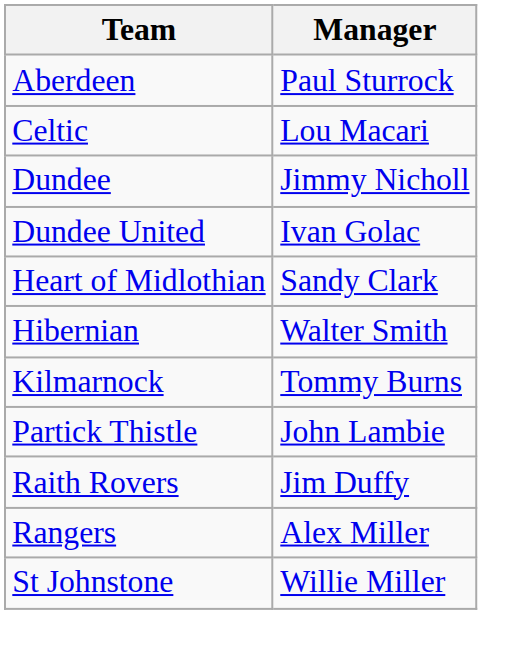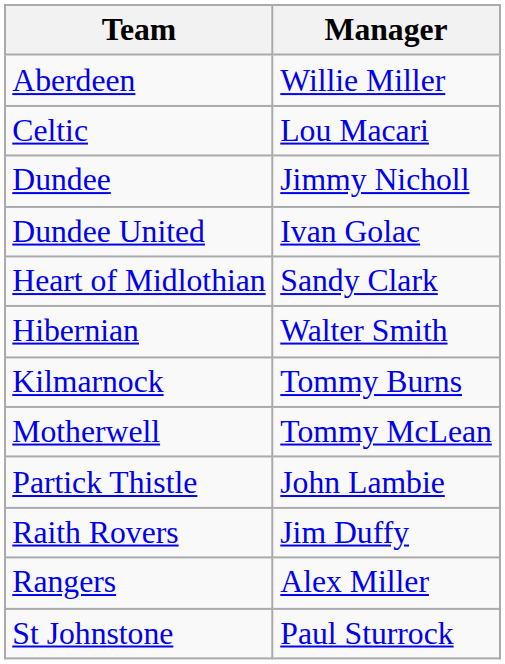(367, 79) Paul Sturrock -> (363, 79) Willie Miller
+ row: (86, 431)
(363, 582) Willie Miller -> (367, 632) Paul Sturrock
